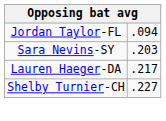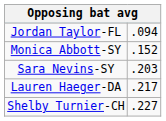+ row: (66, 51)
